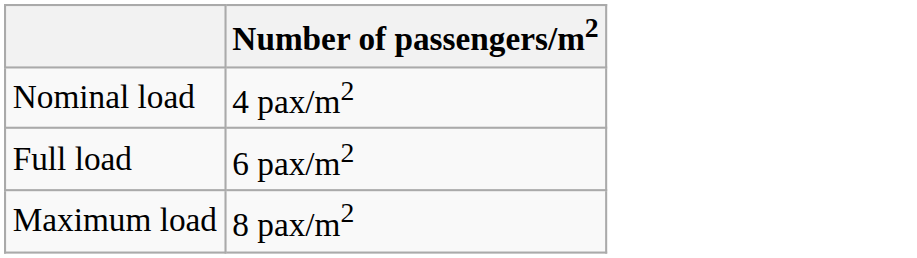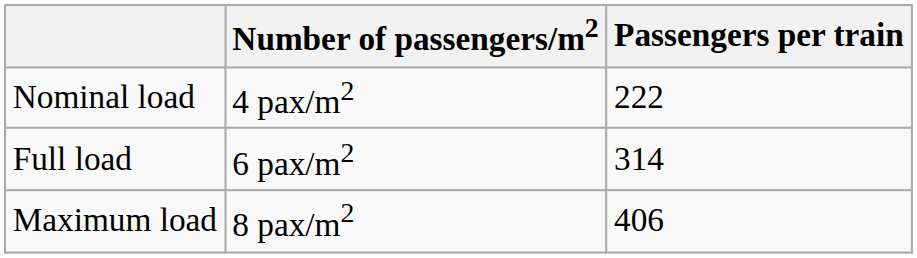+ column: (759, 35)
